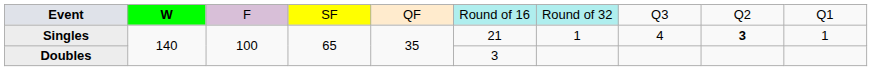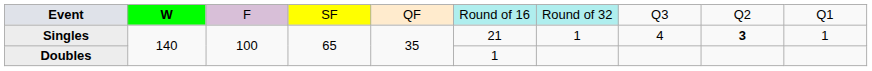(495, 56) 3 -> (495, 56) 1
